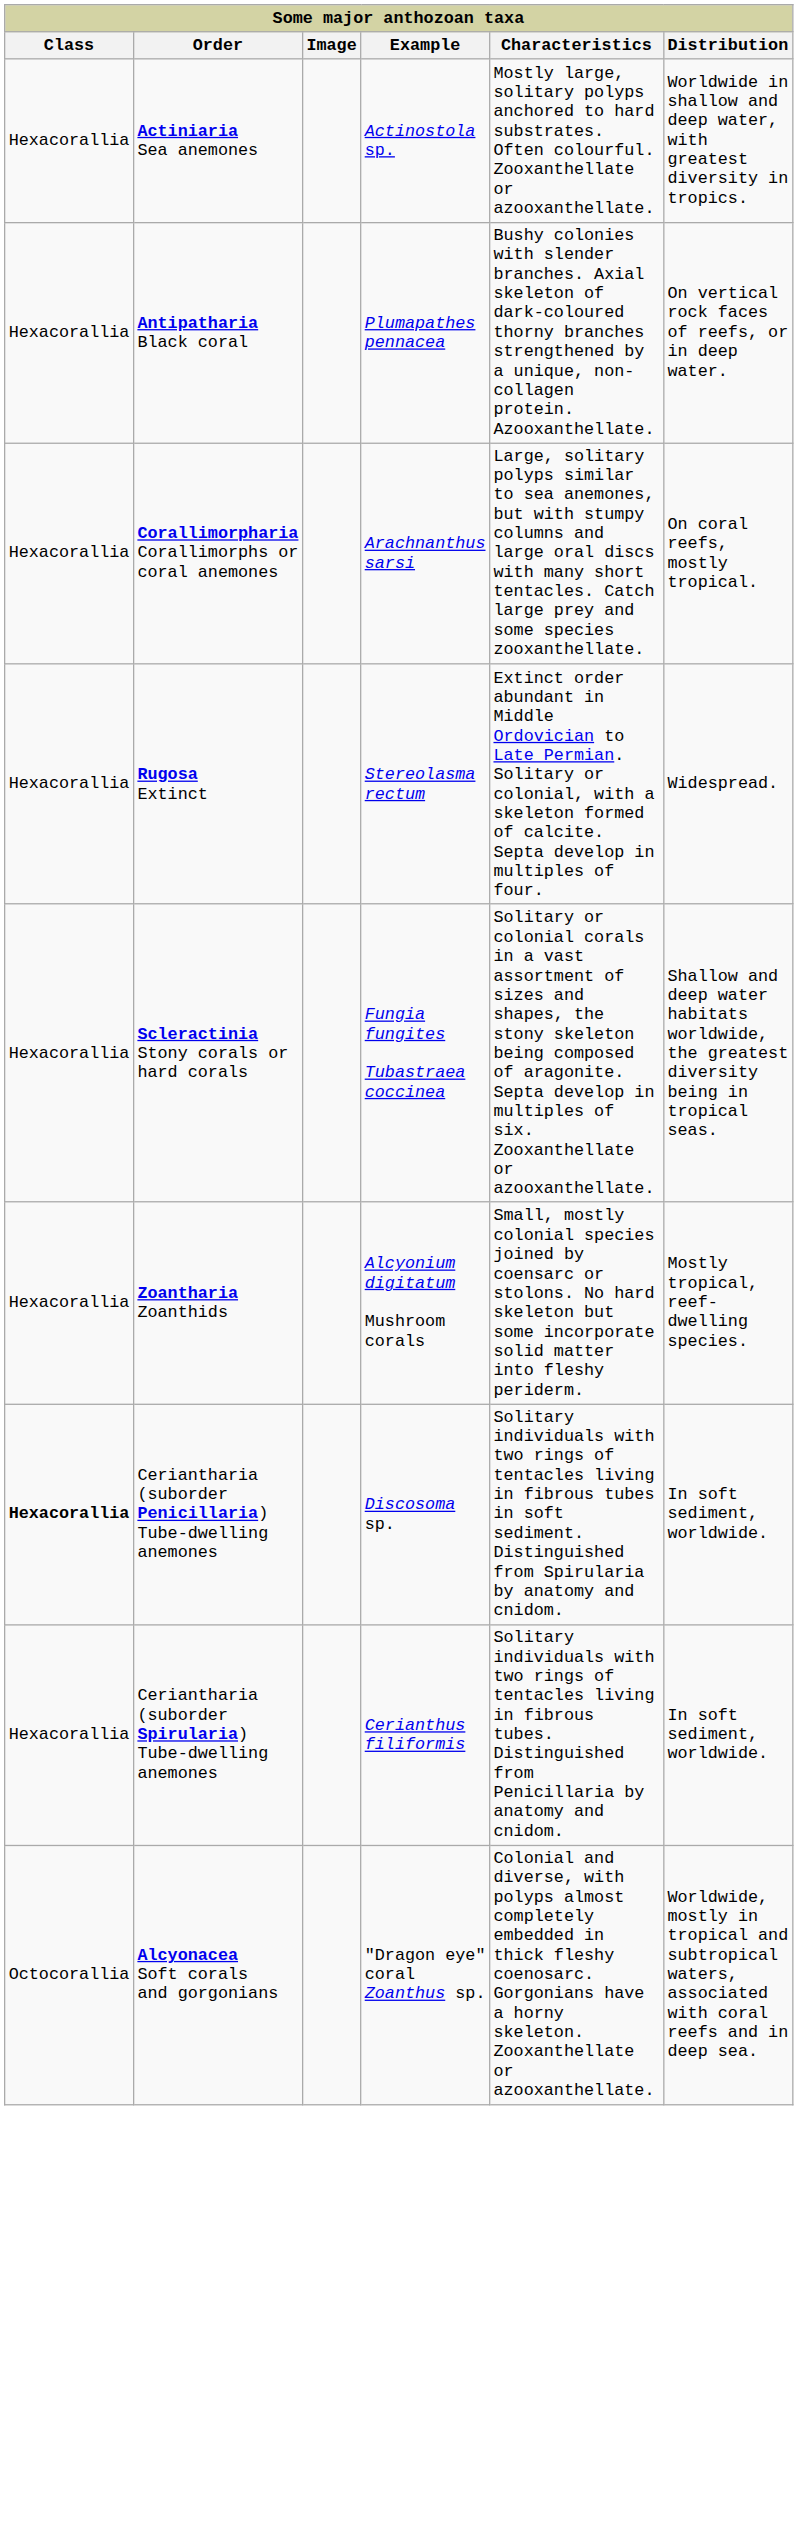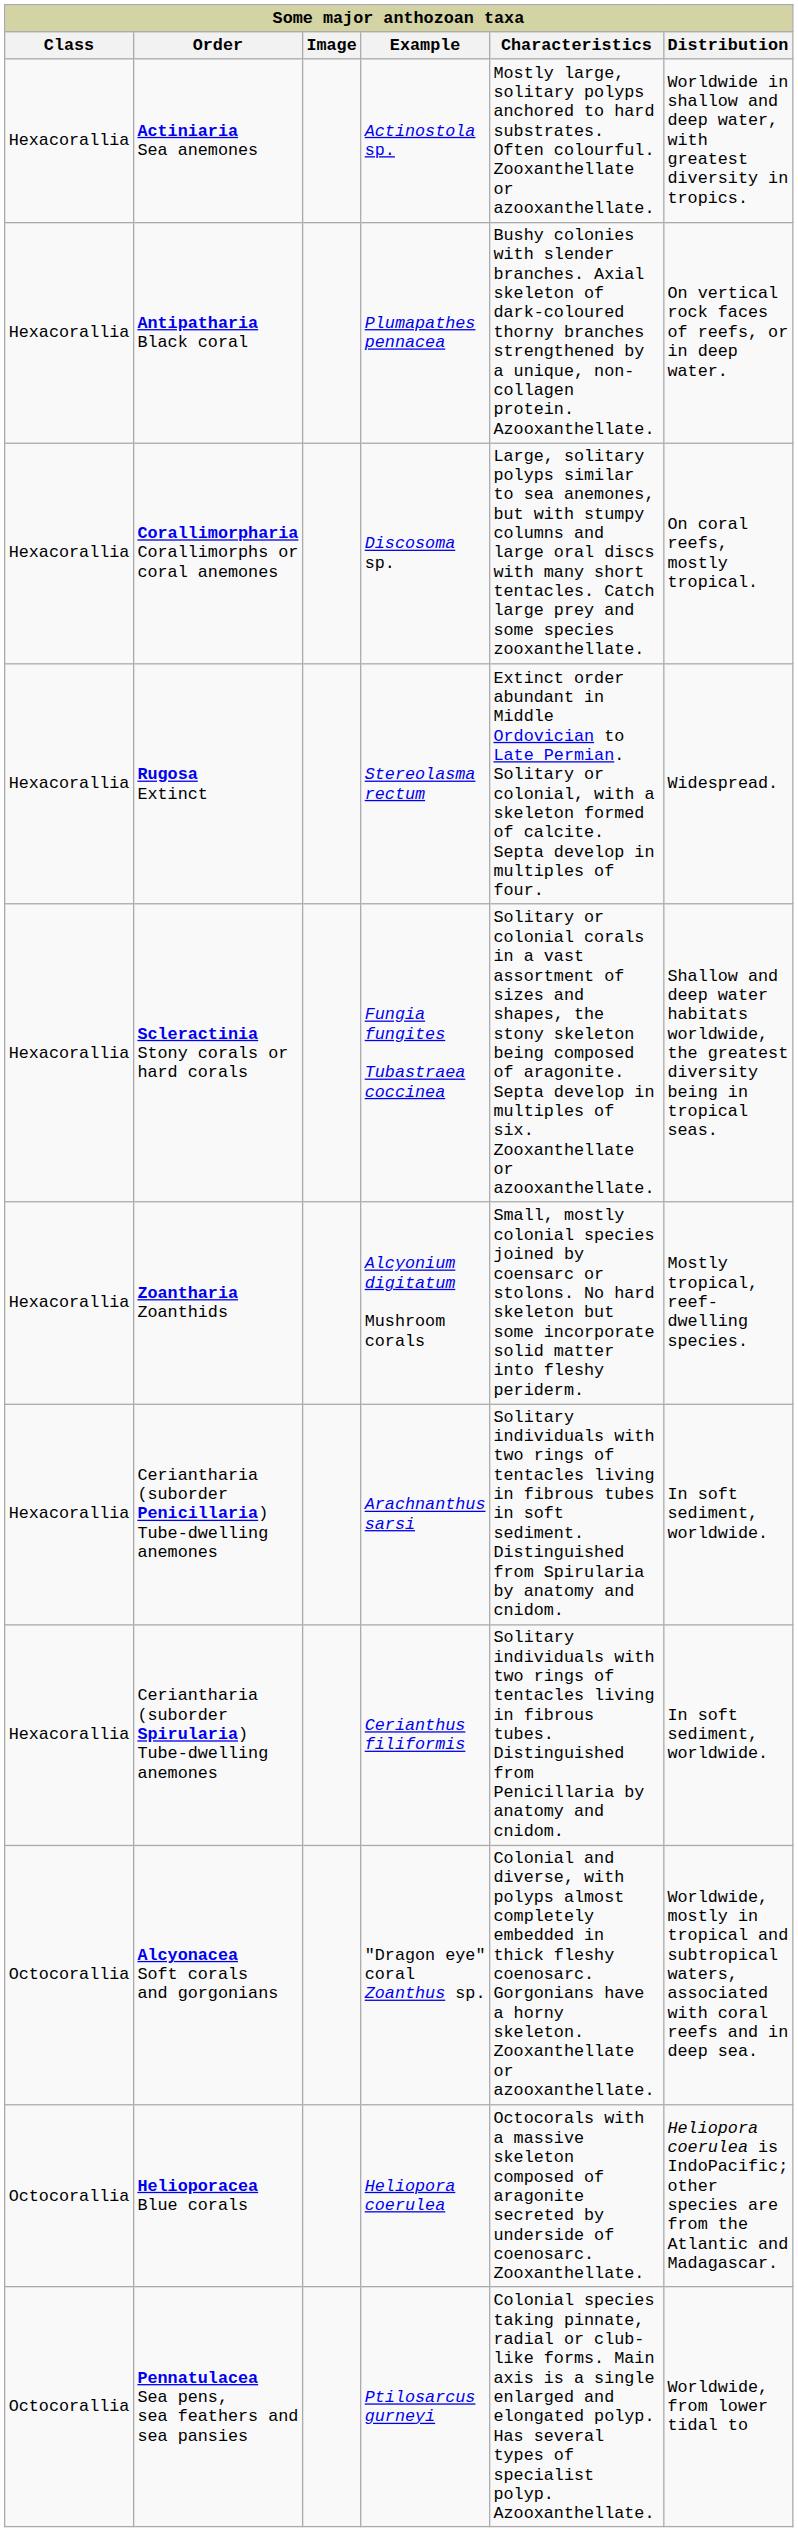(425, 553) Arachnanthus sarsi -> (410, 553) Discosoma sp.
(69, 1514) bold -> (69, 1514) normal
(410, 1514) Discosoma sp. -> (425, 1514) Arachnanthus sarsi
+ row: (198, 2196)
+ row: (218, 2407)
